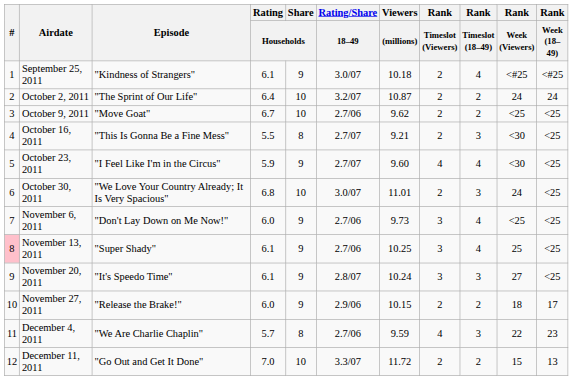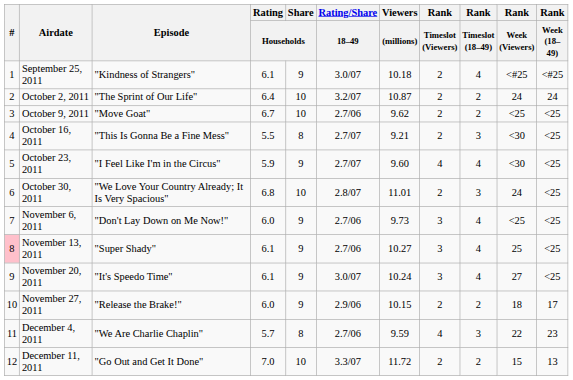(348, 192) 3.0/07 -> (348, 192) 2.8/07
(400, 248) 10.25 -> (400, 248) 10.27
(348, 277) 2.8/07 -> (348, 277) 3.0/07
(478, 277) 3 -> (478, 277) 4
